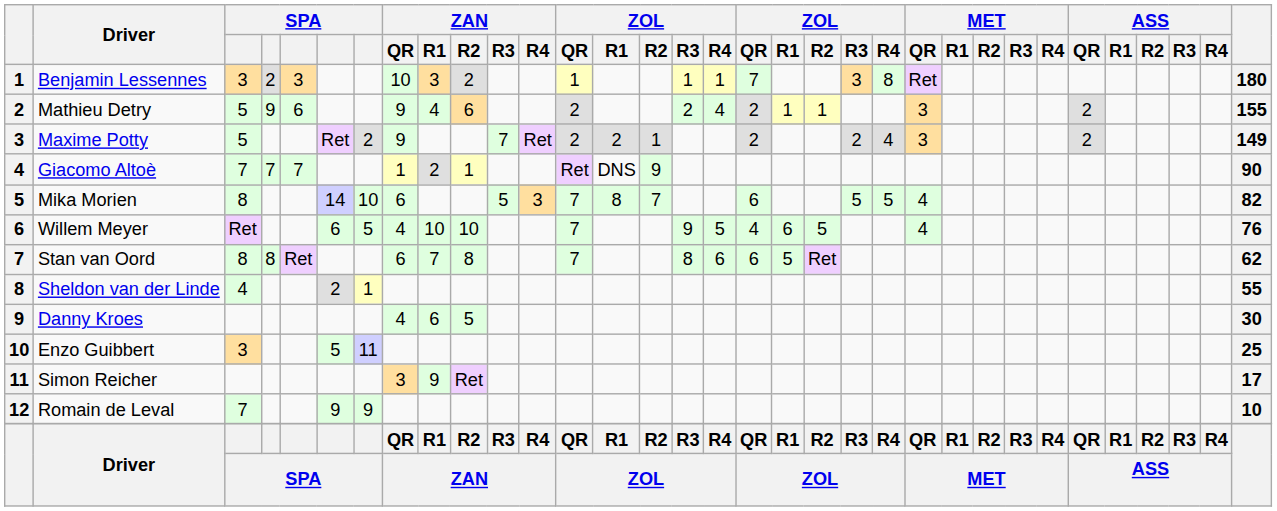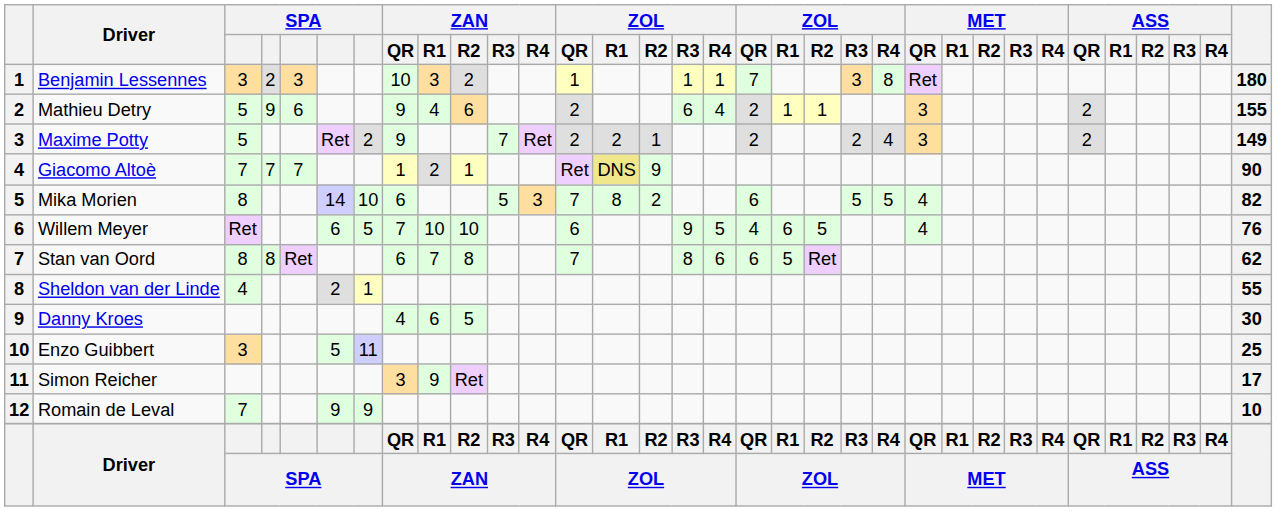(688, 109) 2 -> (688, 109) 6
(617, 169) no background -> (617, 169) khaki background
(656, 199) 7 -> (656, 199) 2
(401, 229) 4 -> (401, 229) 7
(575, 229) 7 -> (575, 229) 6
